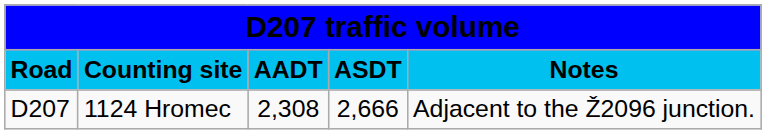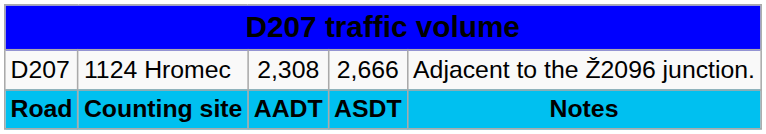rows swapped: (41, 69) <-> (40, 109)
